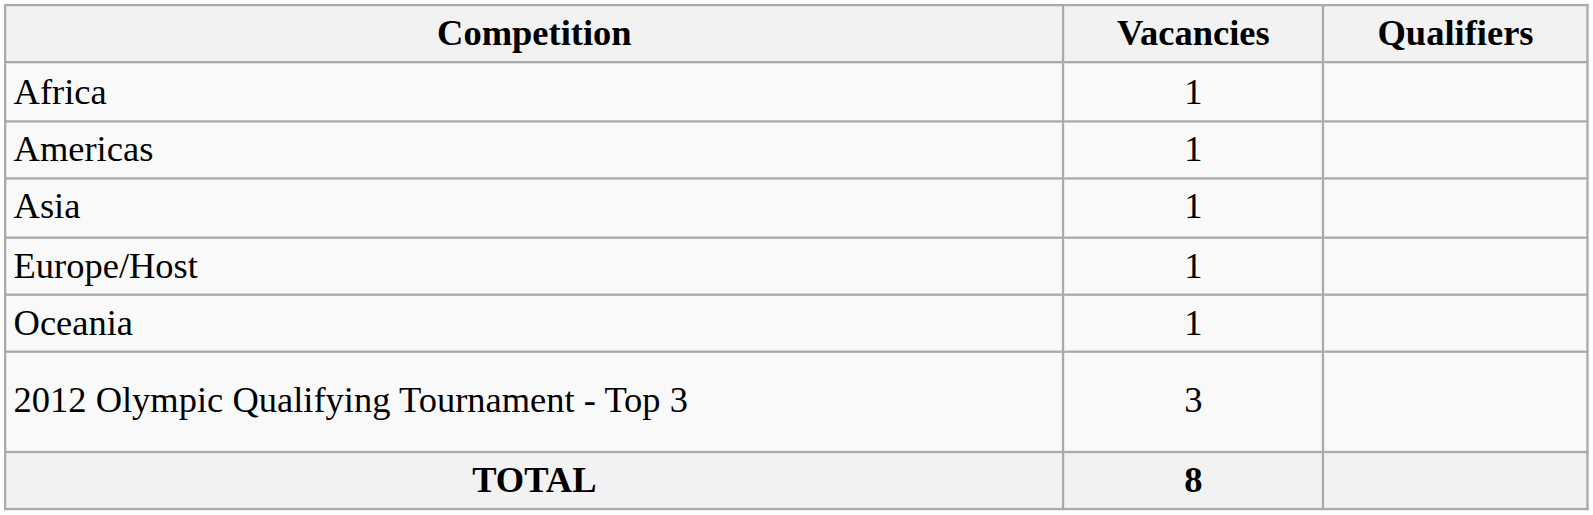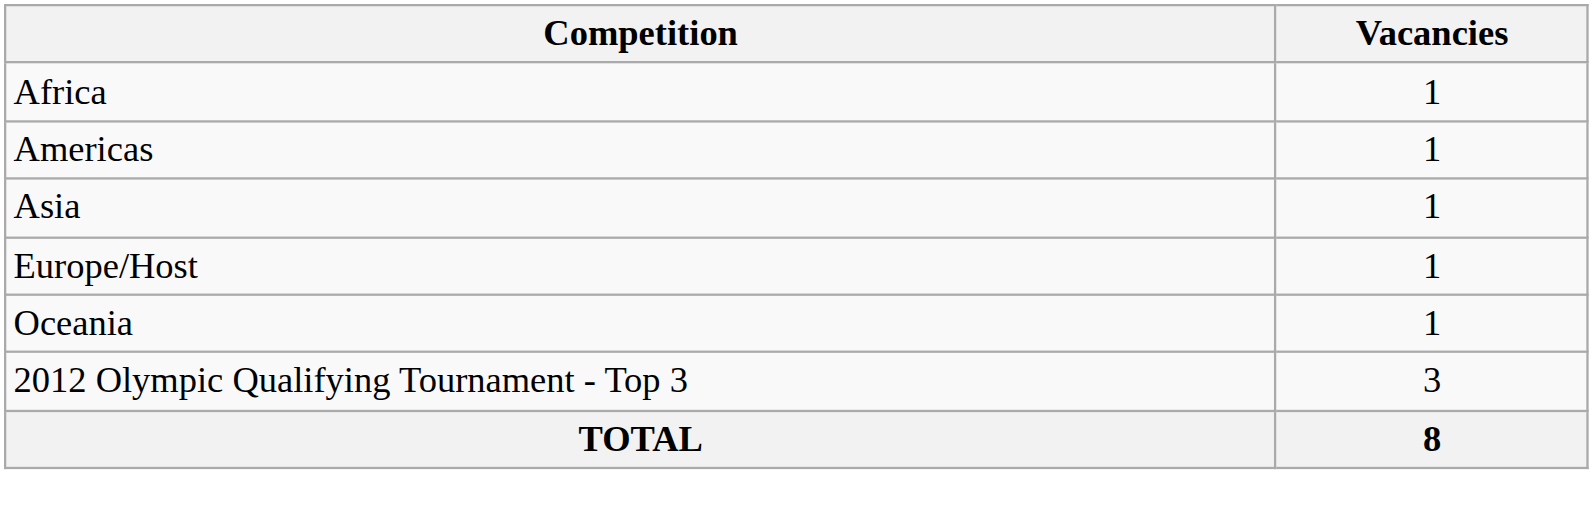- column: (1456, 33)
